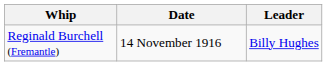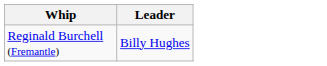- column: (182, 14)
